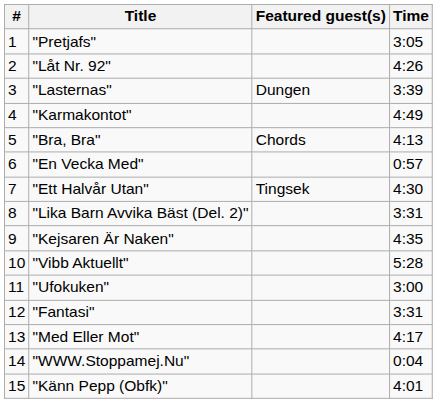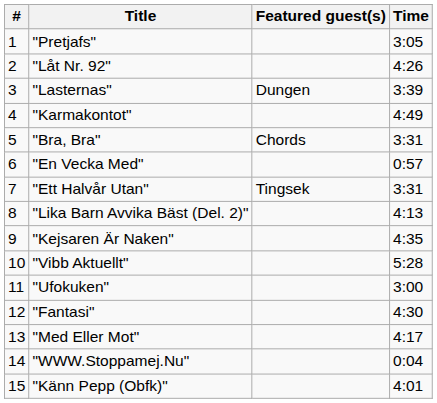(408, 139) 4:13 -> (408, 139) 3:31
(408, 189) 4:30 -> (408, 189) 3:31
(408, 213) 3:31 -> (408, 213) 4:13
(408, 312) 3:31 -> (408, 312) 4:30
